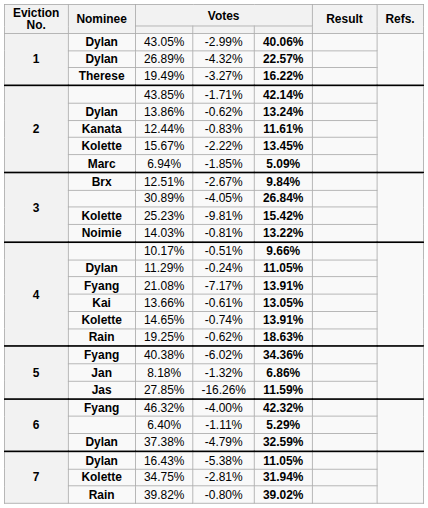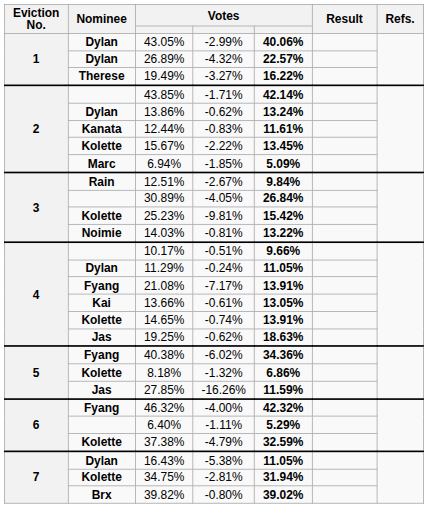(102, 182) Brx -> (102, 182) Rain
(102, 338) Rain -> (102, 338) Jas
(102, 373) Jan -> (102, 373) Kolette
(102, 443) Dylan -> (102, 443) Kolette
(102, 495) Rain -> (102, 495) Brx
